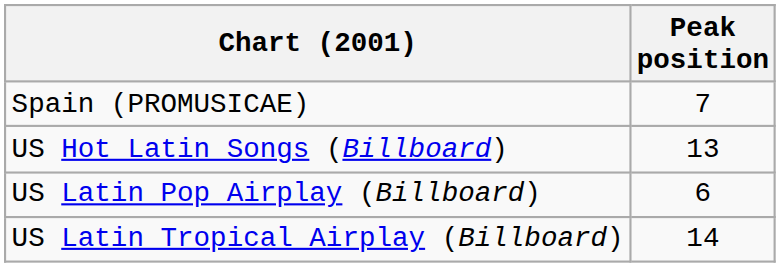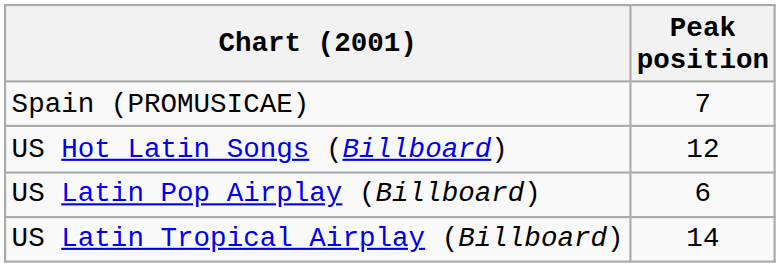(703, 149) 13 -> (703, 149) 12
